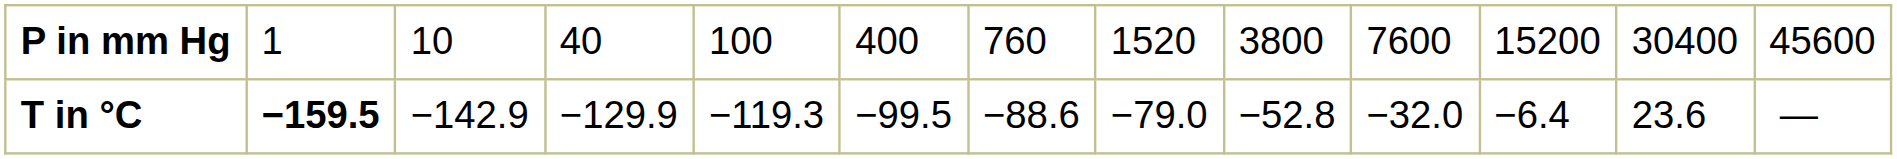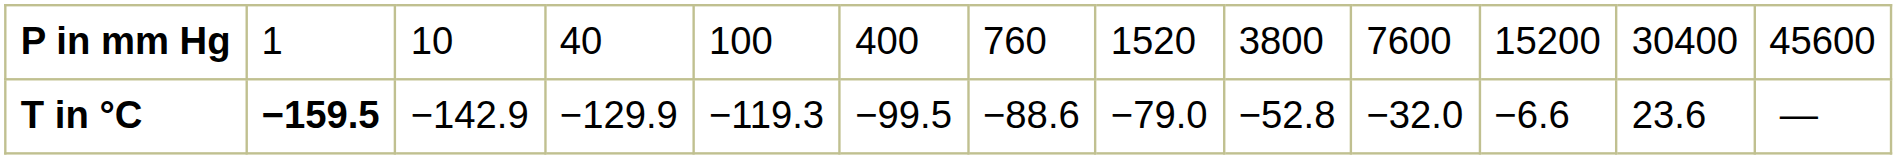(1532, 115) −6.4 -> (1532, 115) −6.6
